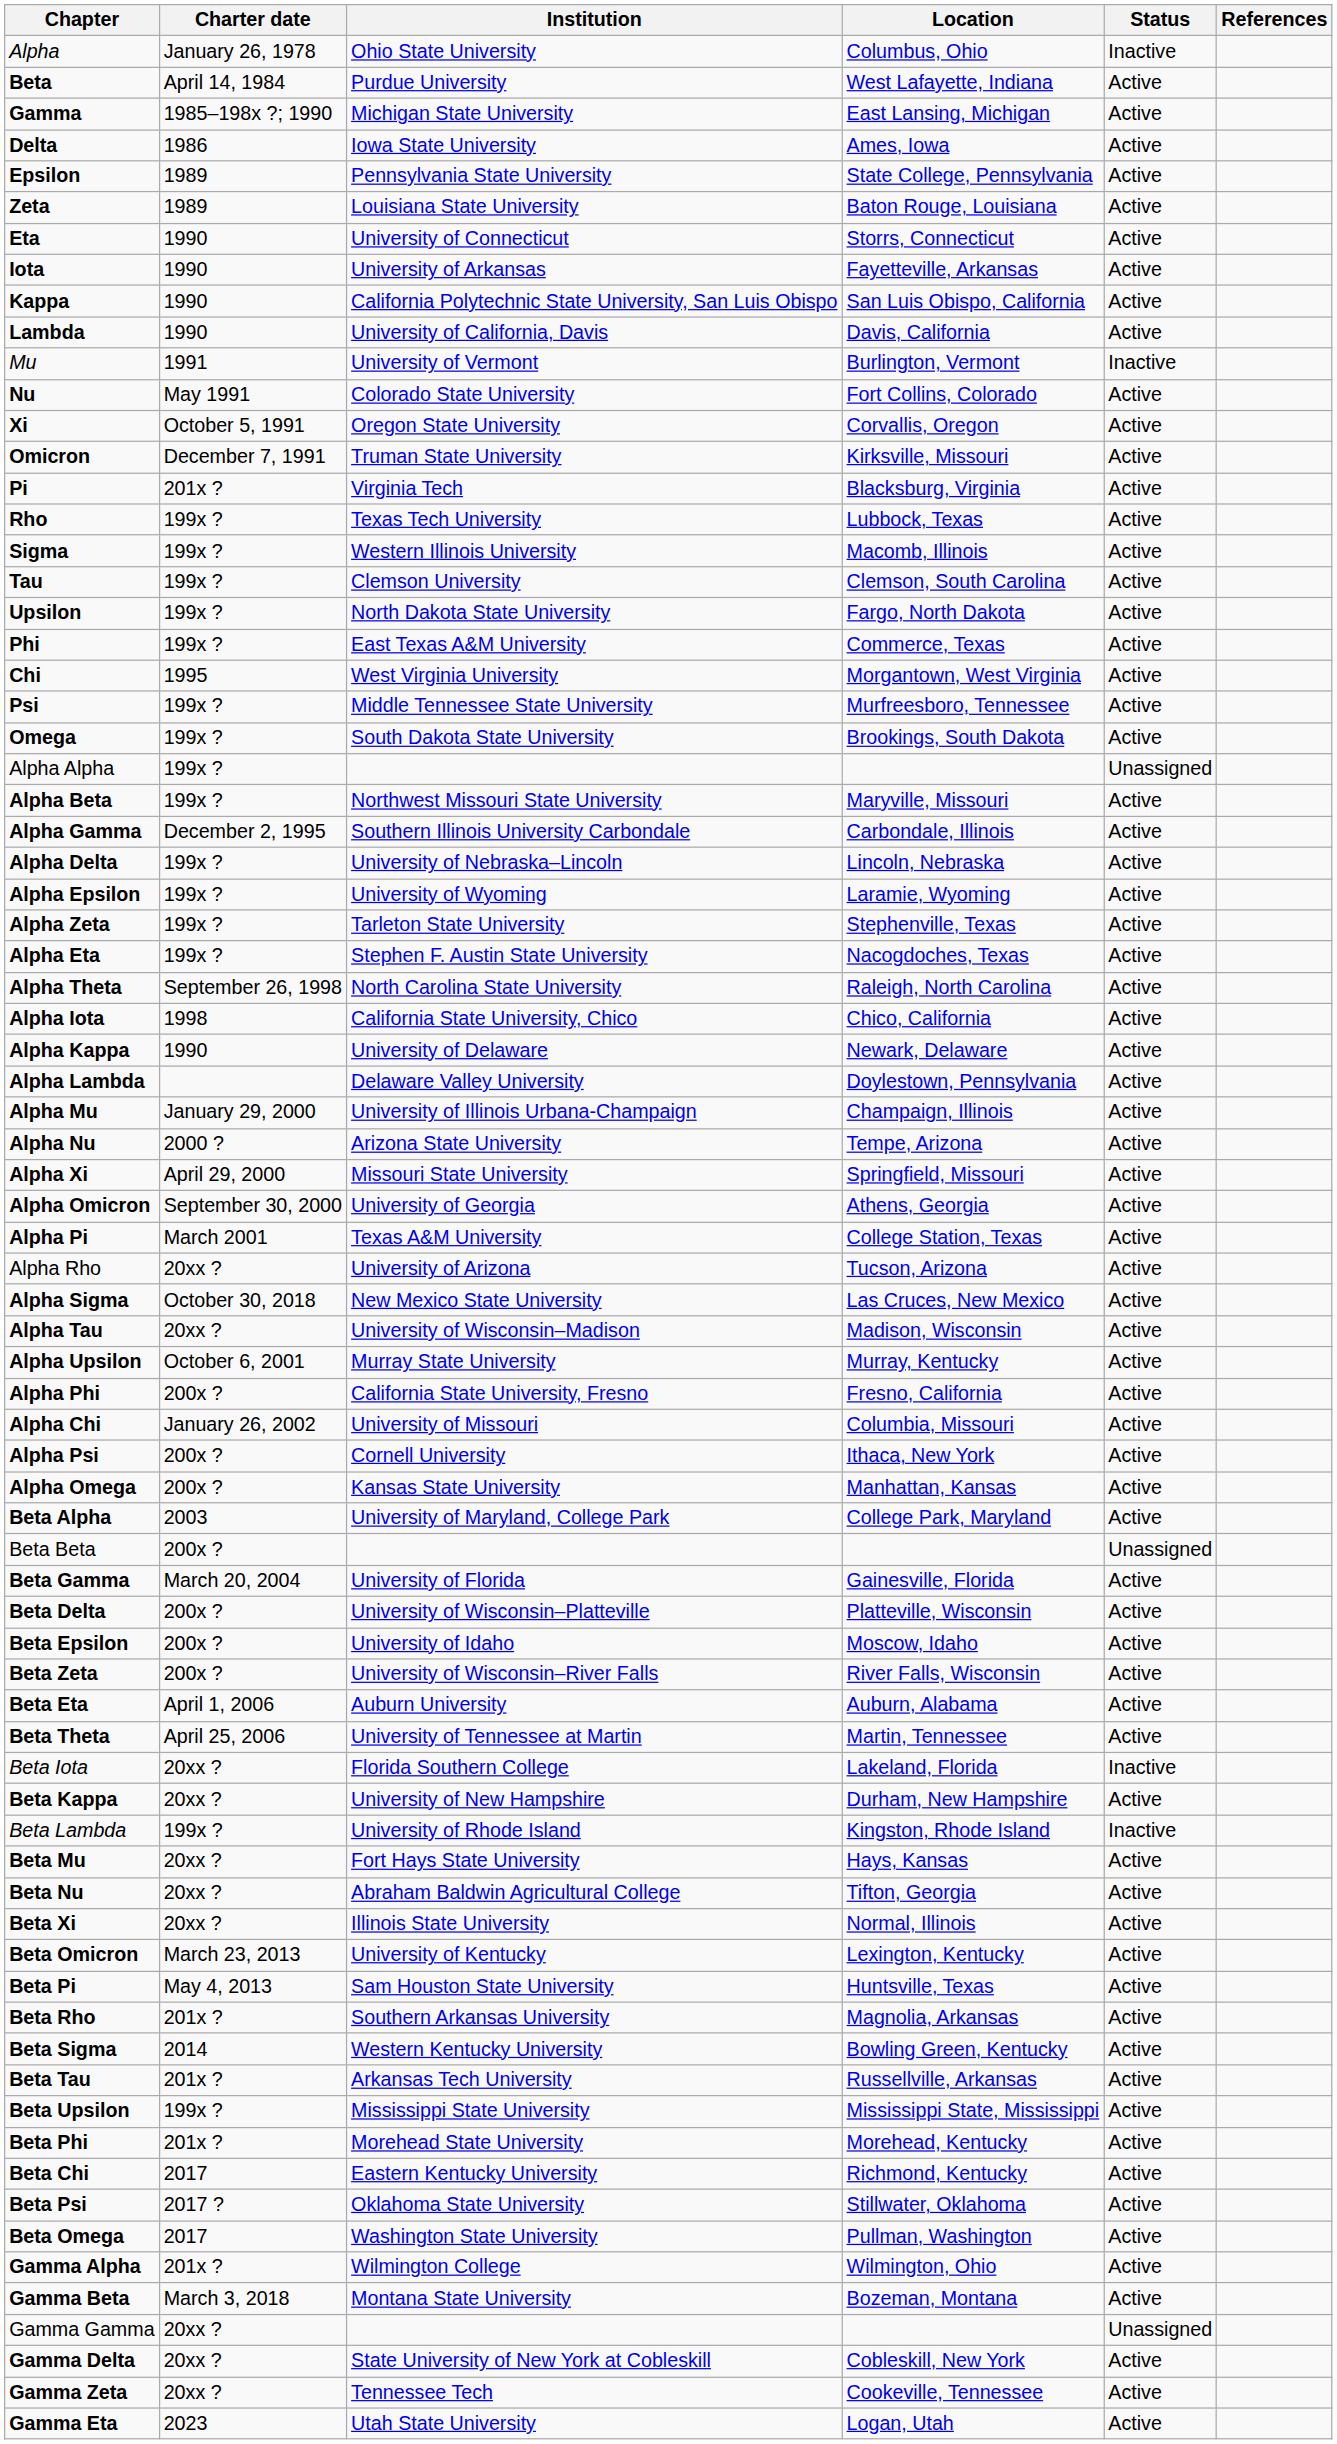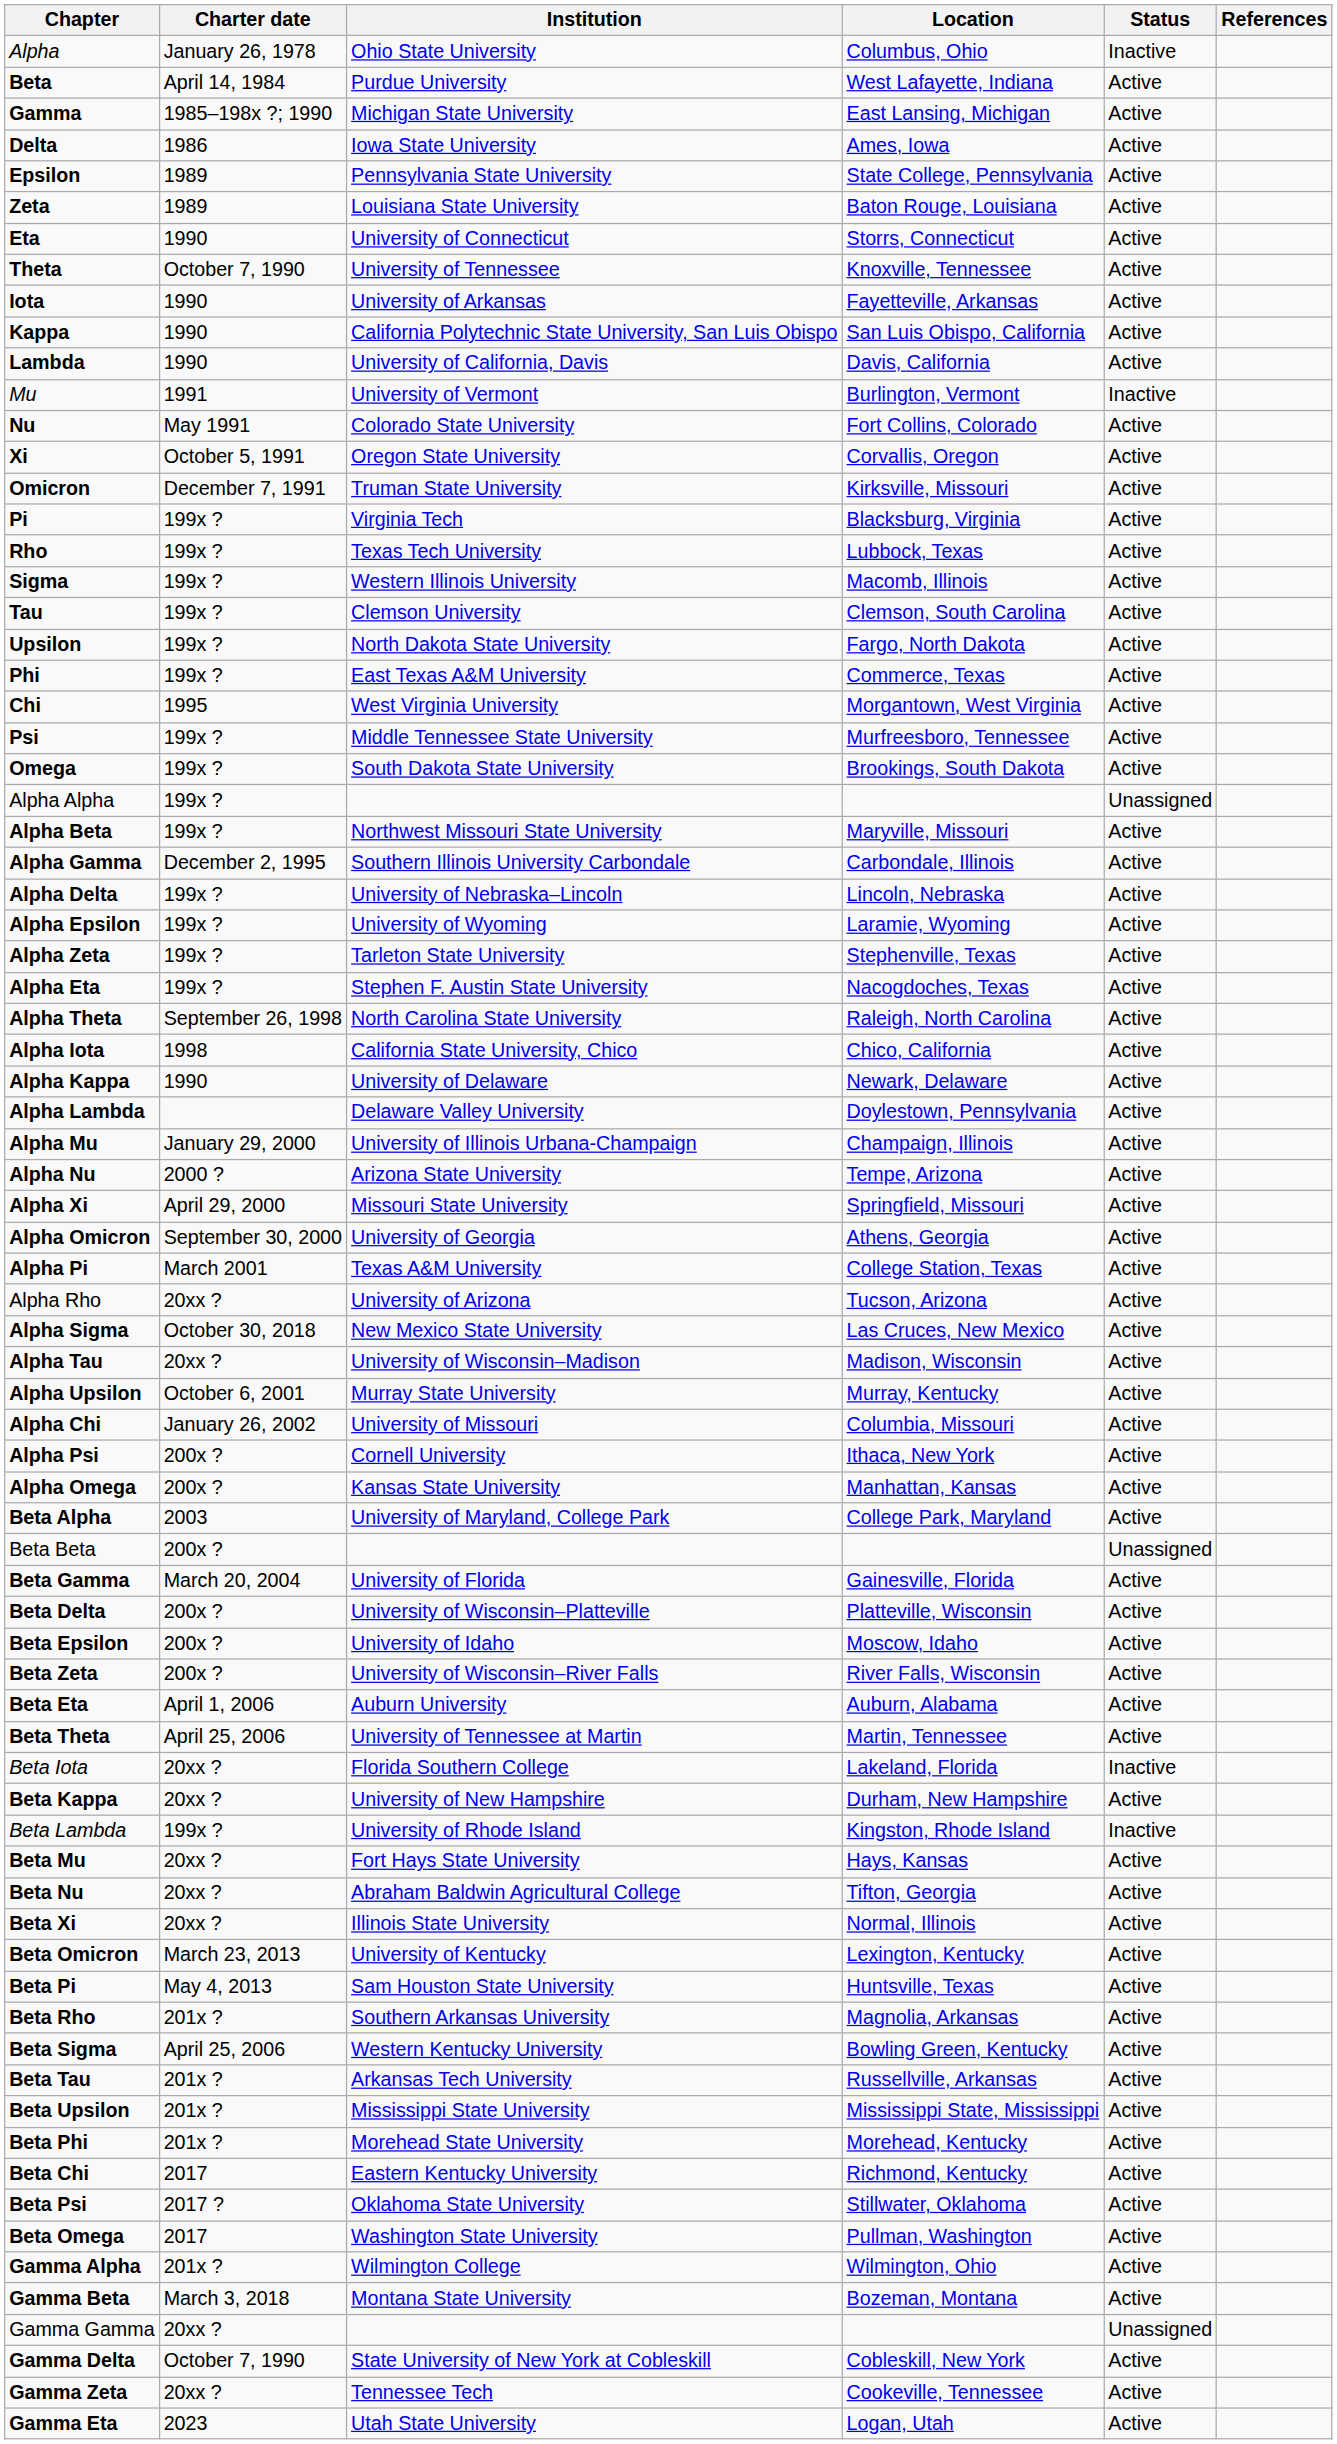+ row: (35, 269)
(193, 488) 201x ? -> (193, 519) 199x ?
- row: (55, 1393)
(186, 2048) 2014 -> (224, 2048) April 25, 2006
(193, 2111) 199x ? -> (193, 2111) 201x ?
(193, 2360) 20xx ? -> (234, 2360) October 7, 1990
